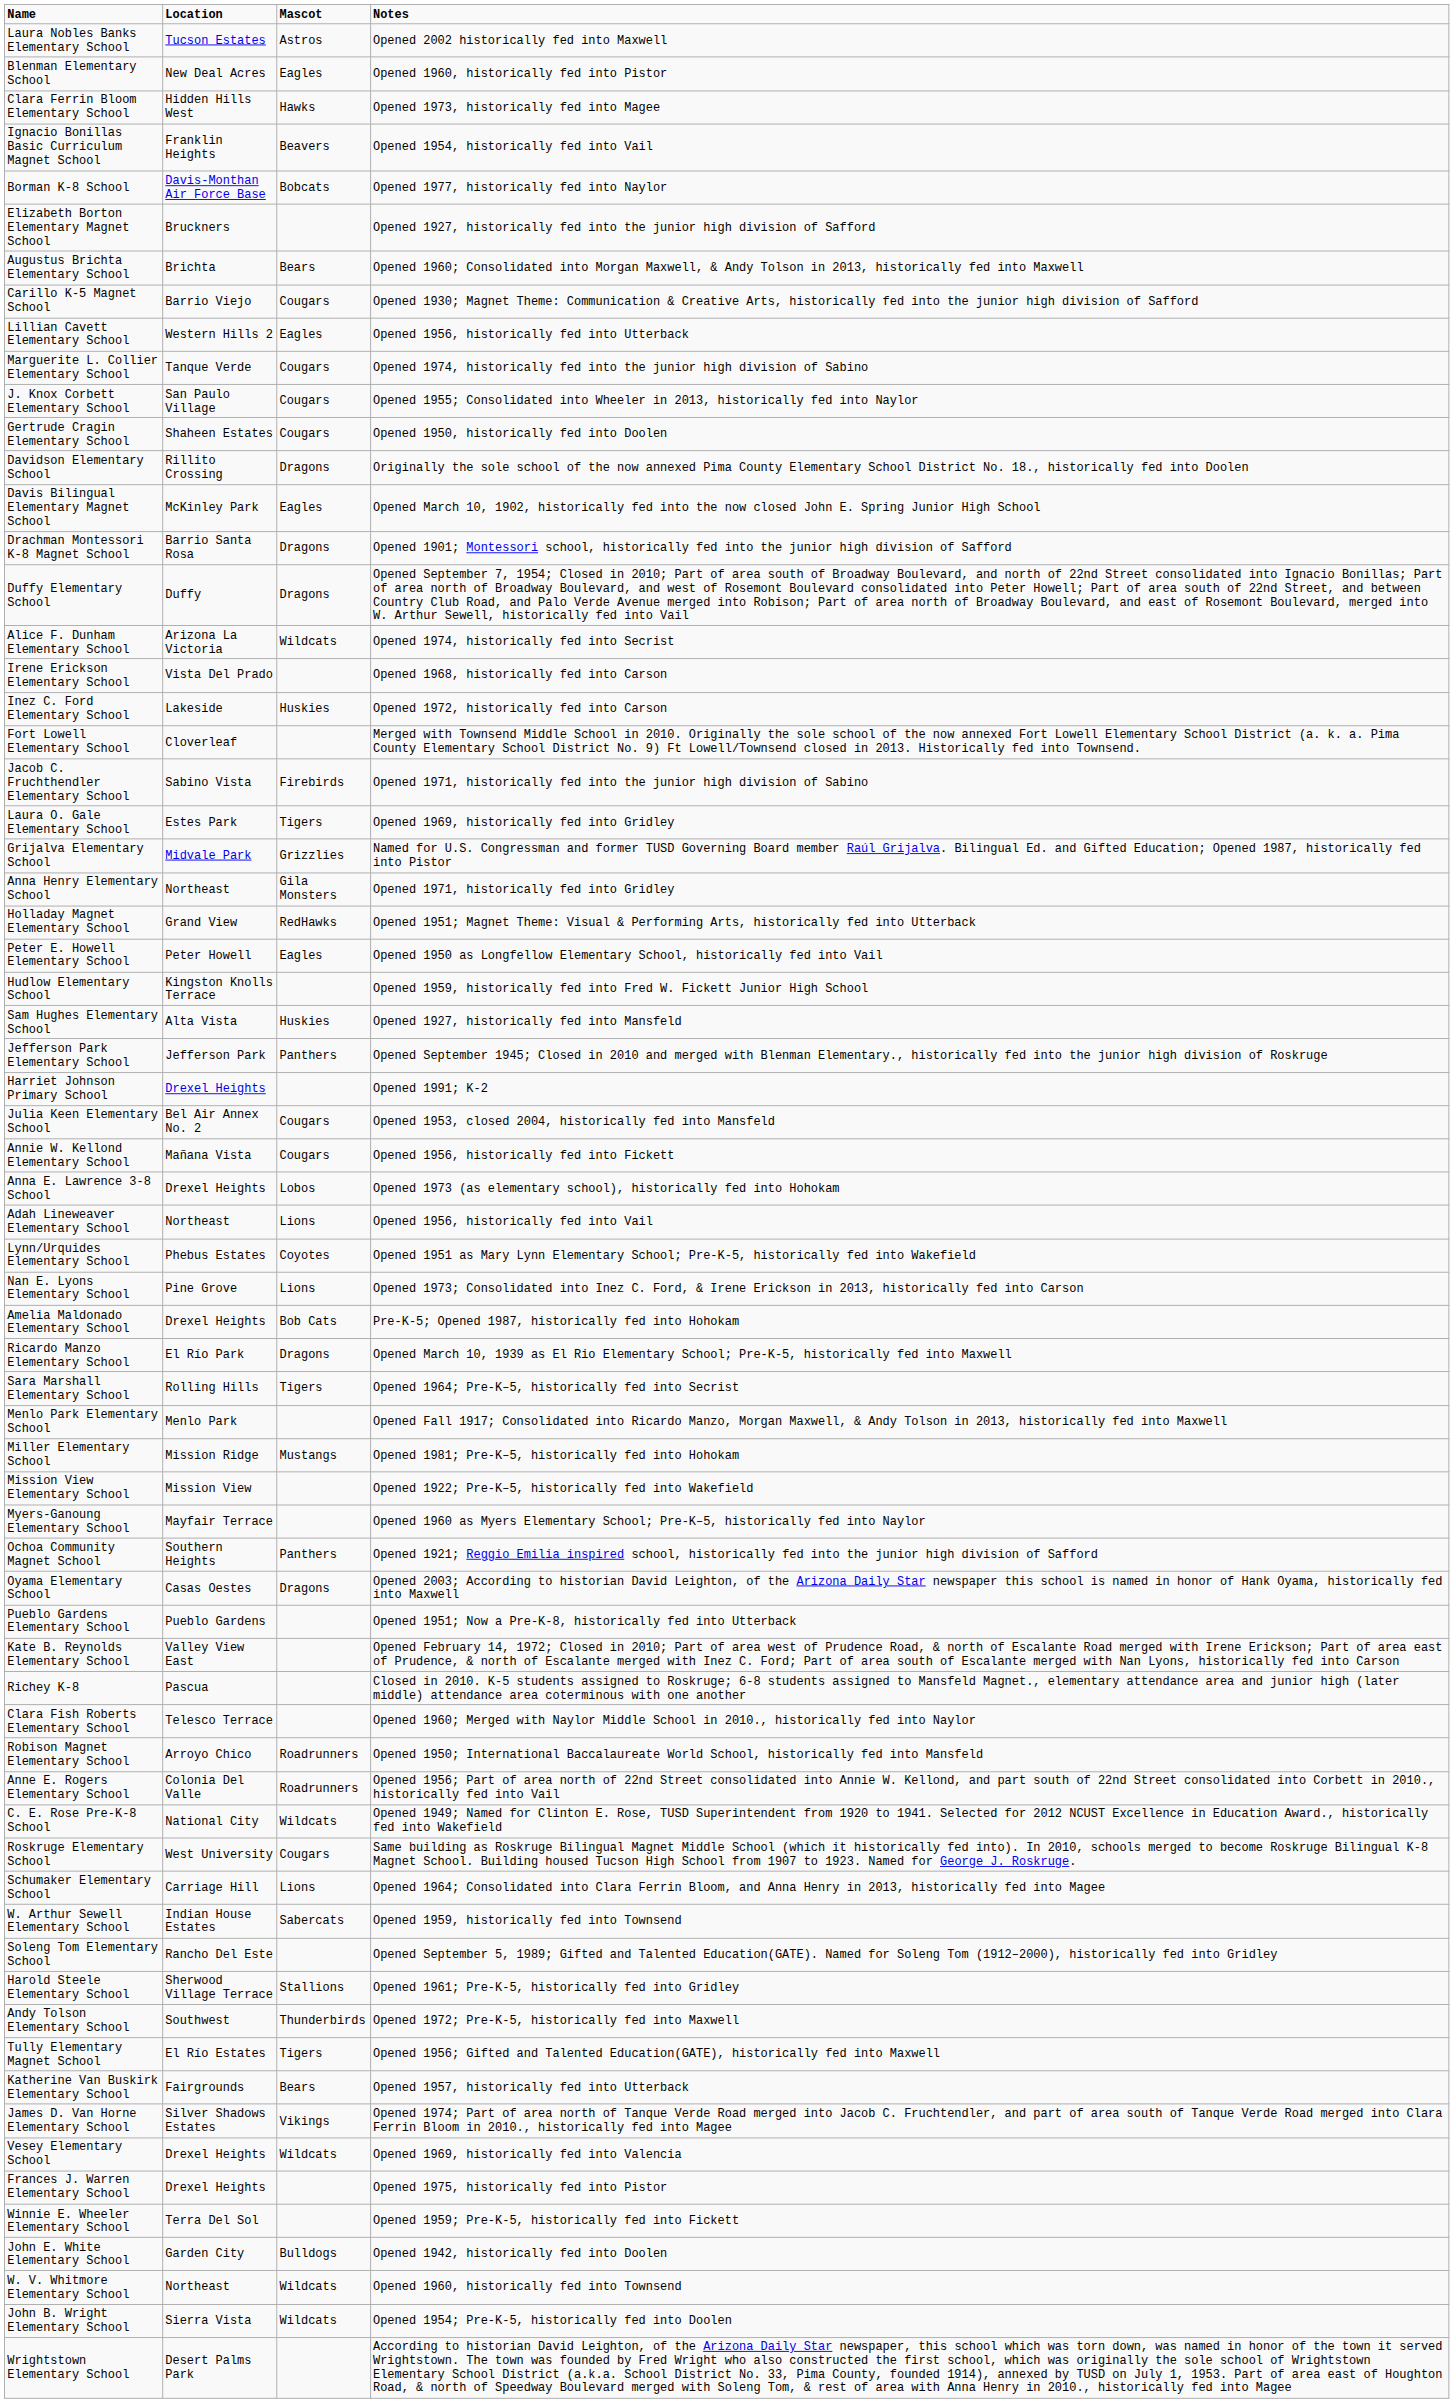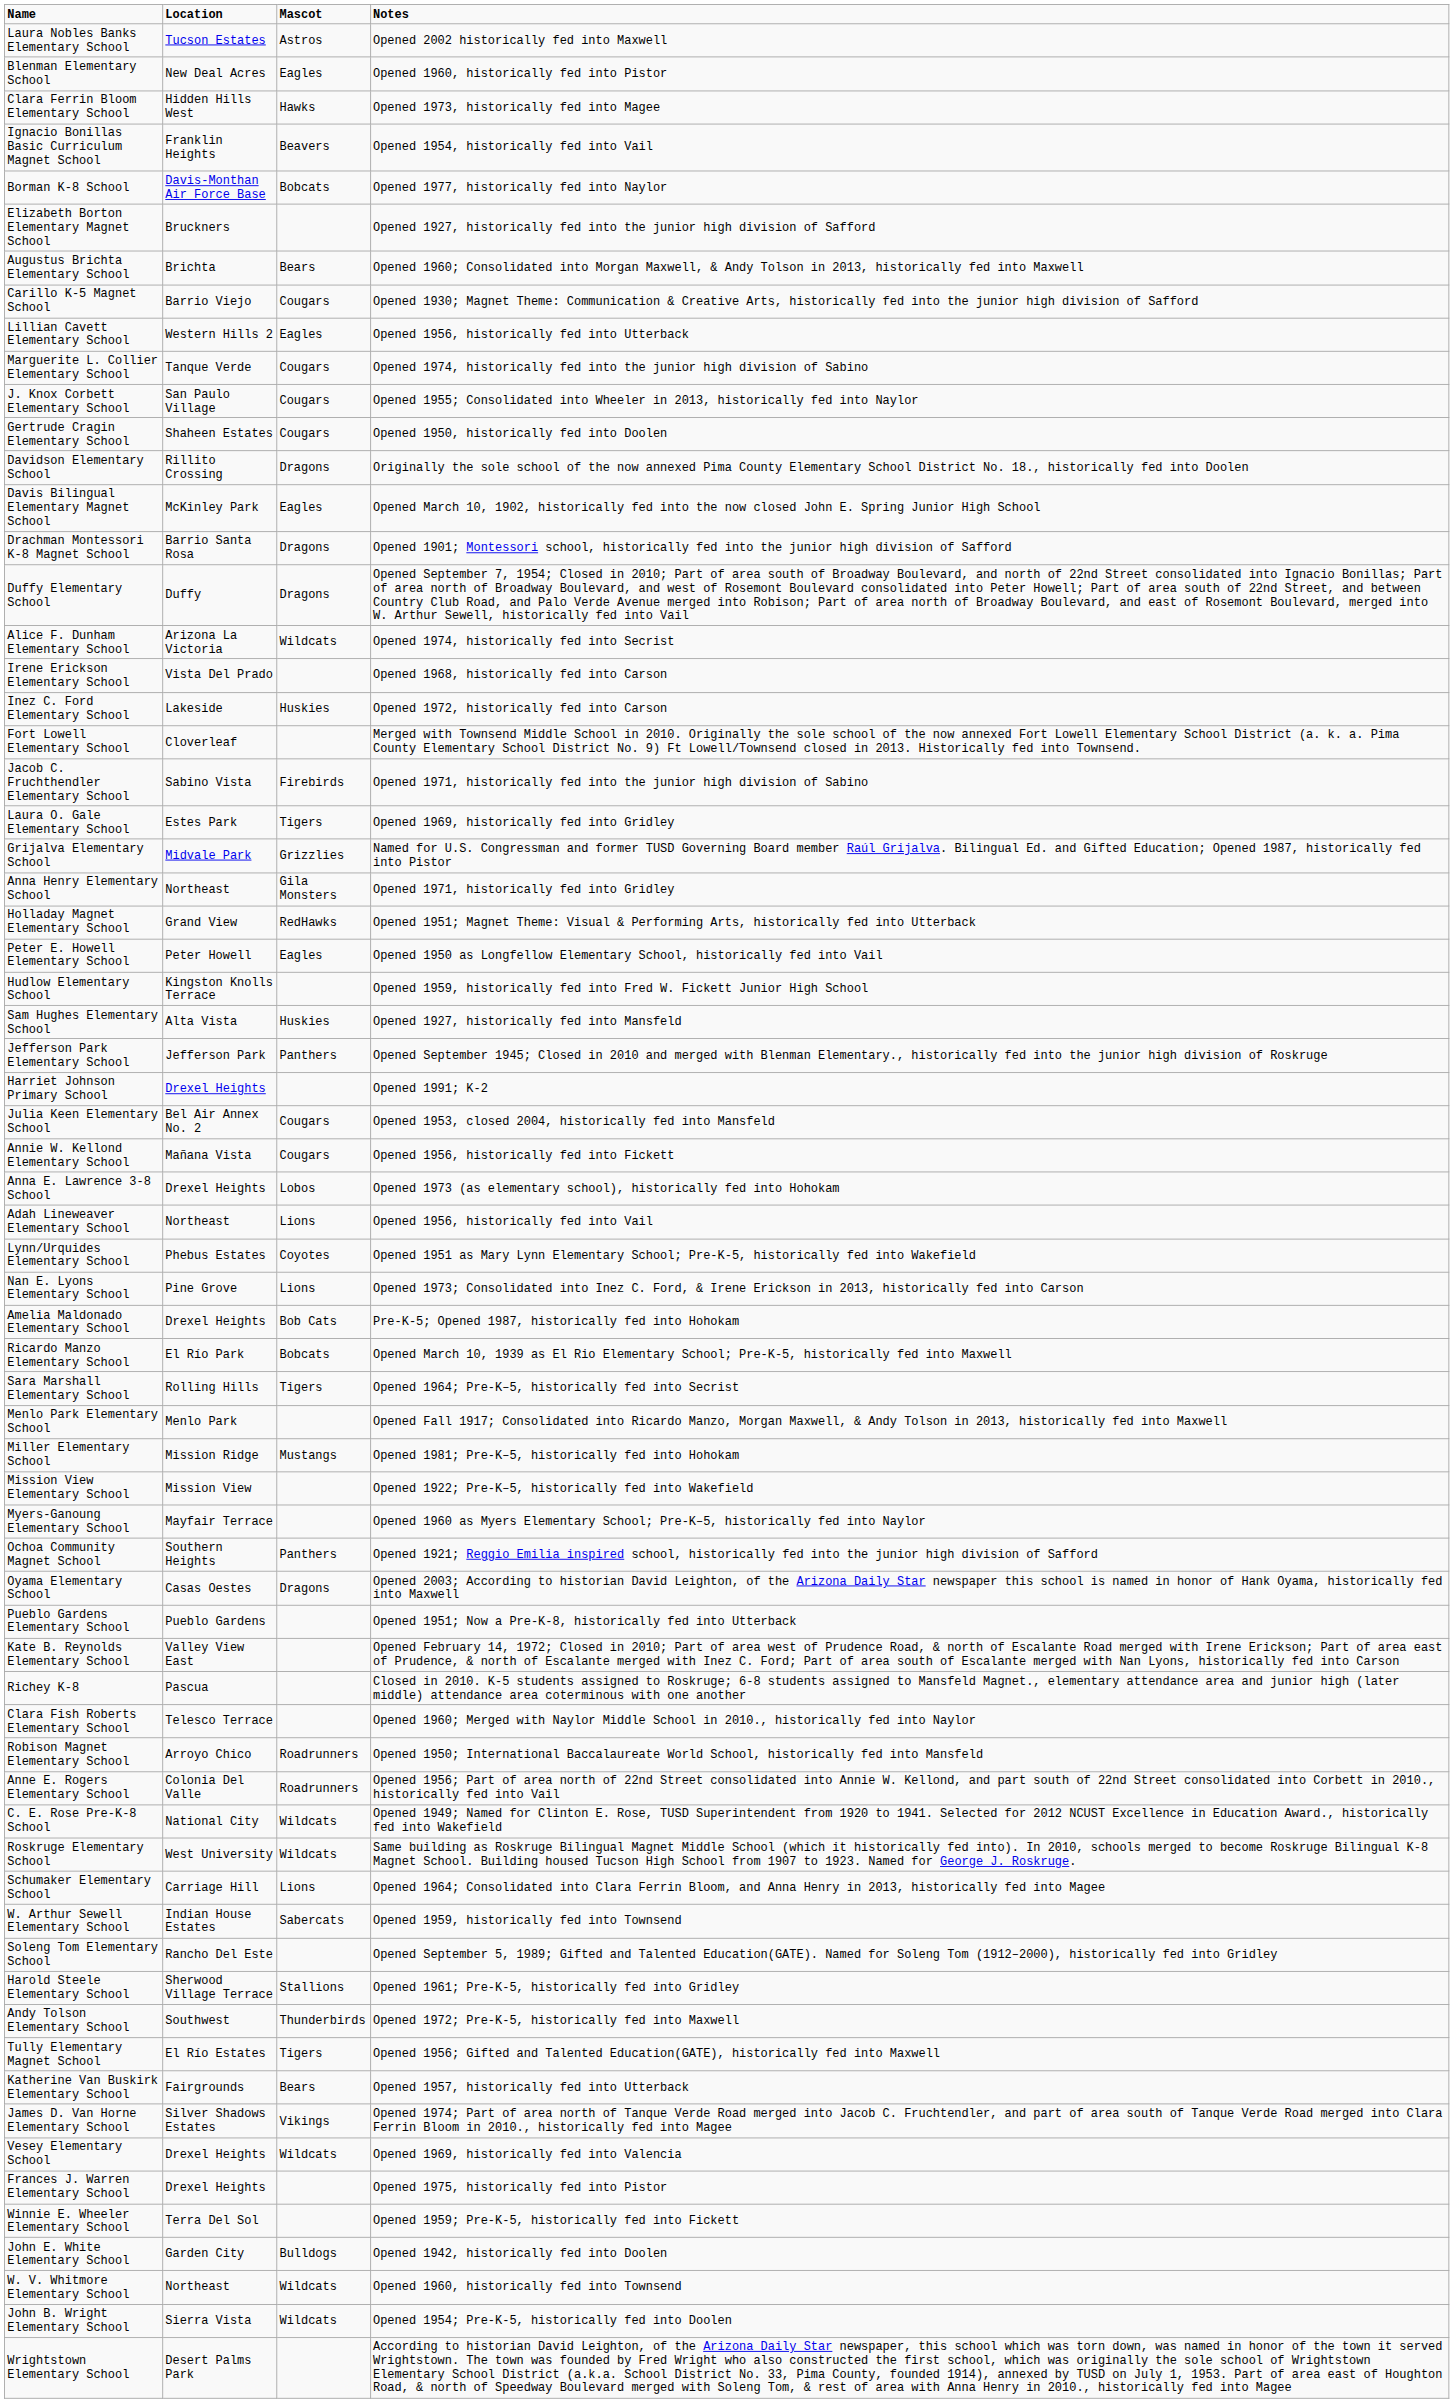(305, 1355) Dragons -> (305, 1355) Bobcats
(305, 1855) Cougars -> (308, 1855) Wildcats
